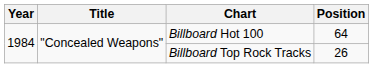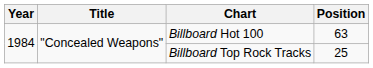(341, 33) 64 -> (341, 33) 63
(341, 53) 26 -> (341, 53) 25
